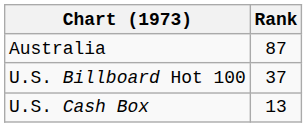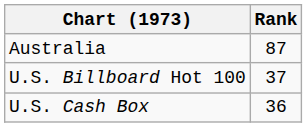(276, 107) 13 -> (276, 107) 36
